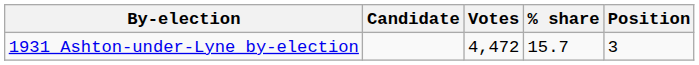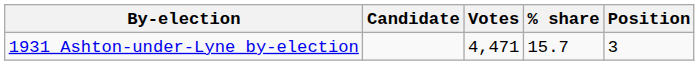(494, 47) 4,472 -> (494, 47) 4,471
